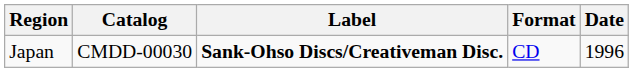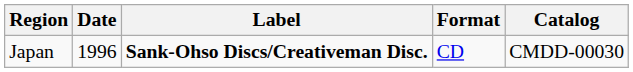columns swapped: (604, 20) <-> (135, 20)
